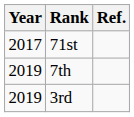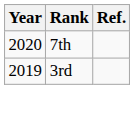- row: (64, 44)
(25, 71) 2019 -> (25, 44) 2020
